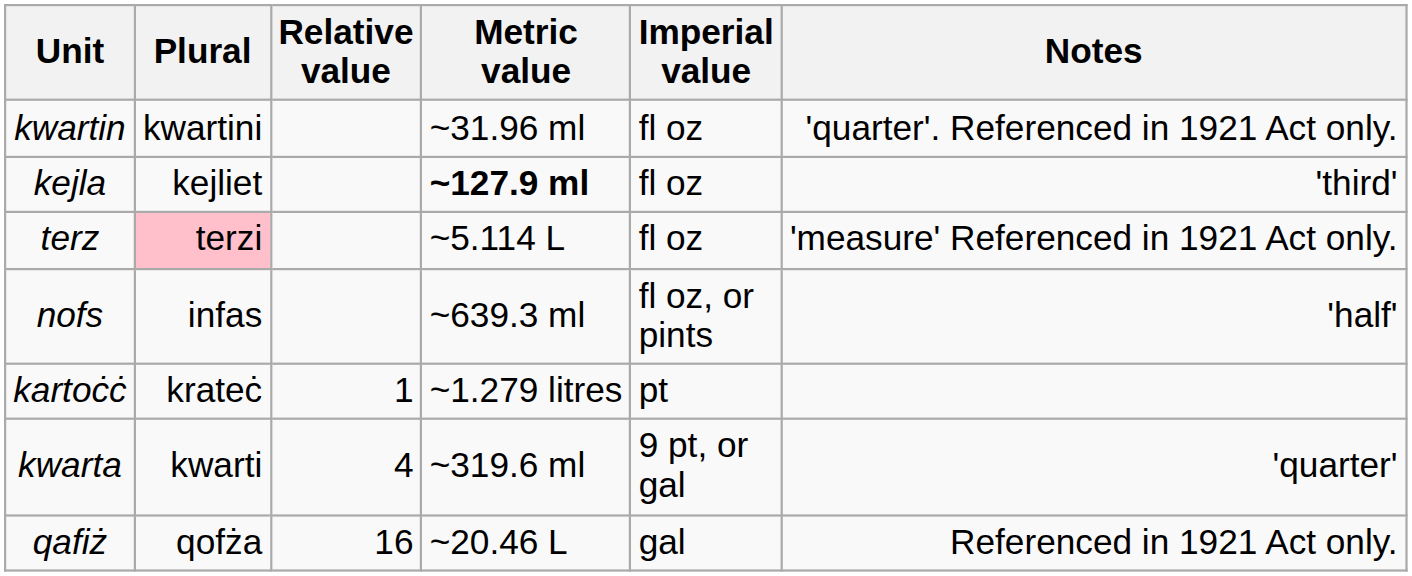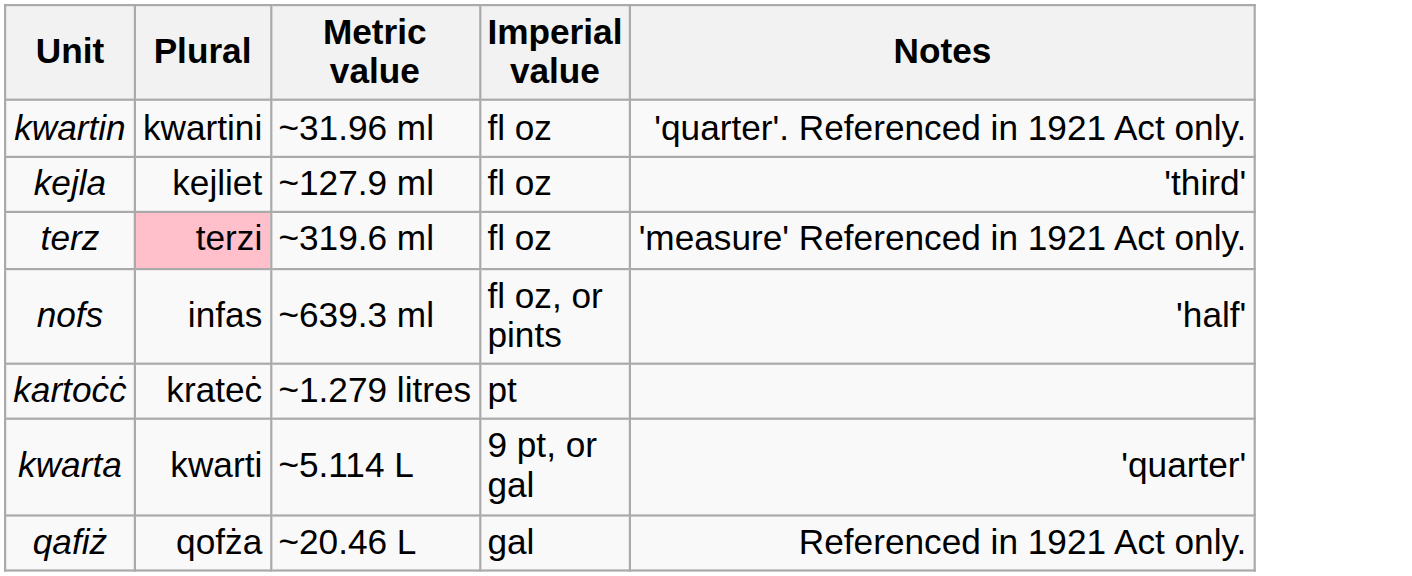- column: (346, 52)
(509, 183) bold -> (356, 183) normal
(497, 239) ~5.114 L -> (356, 239) ~319.6 ml
(507, 466) ~319.6 ml -> (346, 466) ~5.114 L
